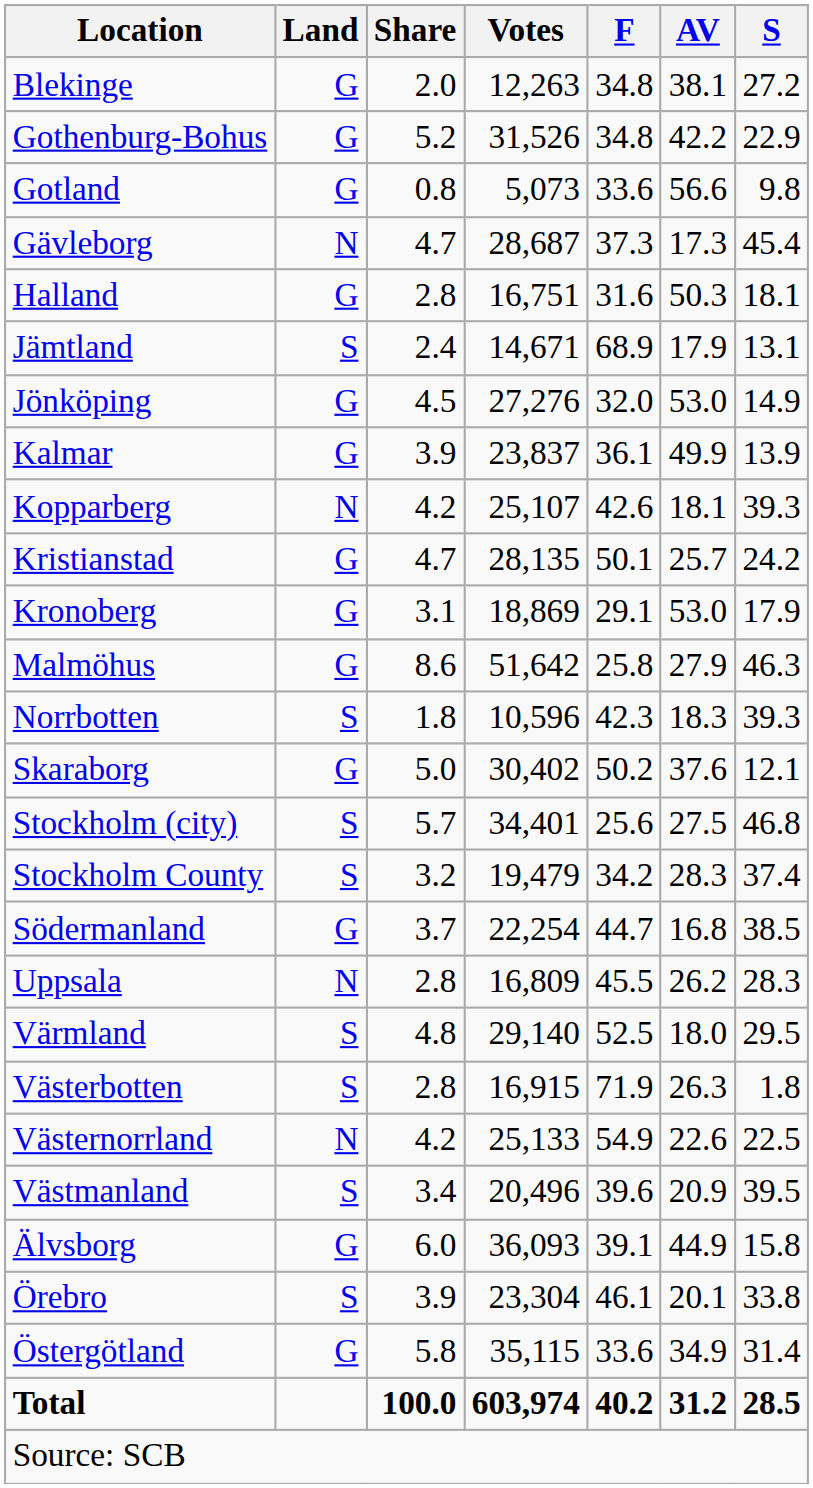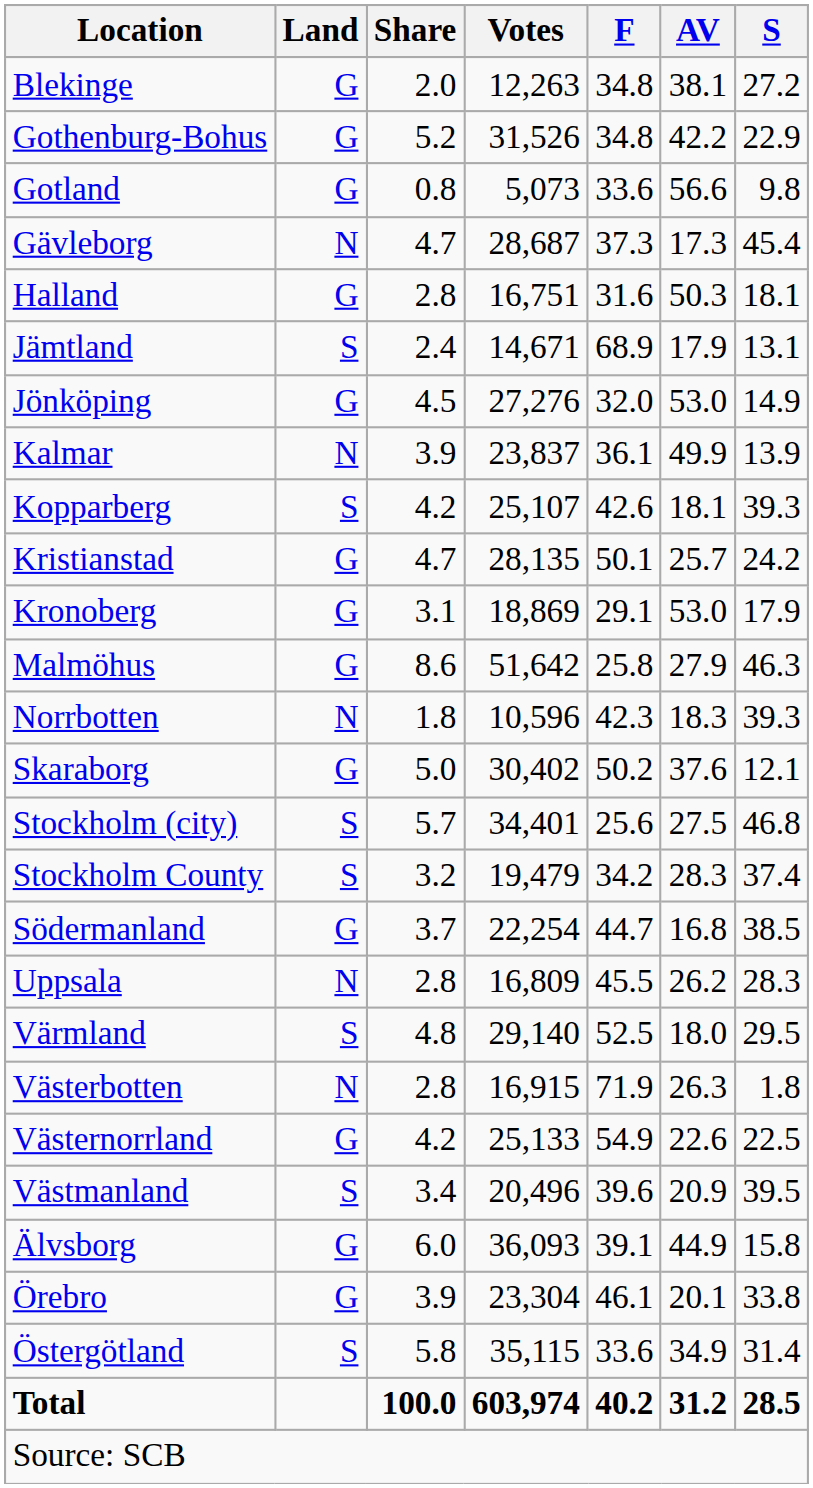(346, 453) G -> (346, 453) N
(346, 505) N -> (349, 505) S
(349, 717) S -> (346, 717) N
(349, 1086) S -> (346, 1086) N
(346, 1139) N -> (346, 1139) G
(349, 1297) S -> (346, 1297) G
(346, 1350) G -> (349, 1350) S
